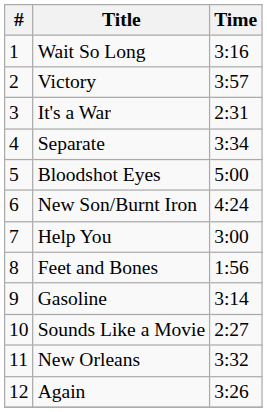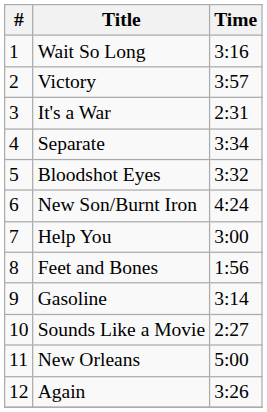(232, 174) 5:00 -> (232, 174) 3:32
(232, 360) 3:32 -> (232, 360) 5:00
